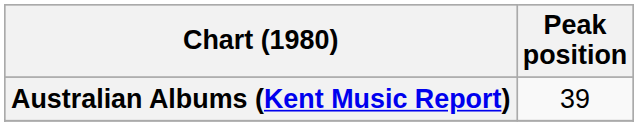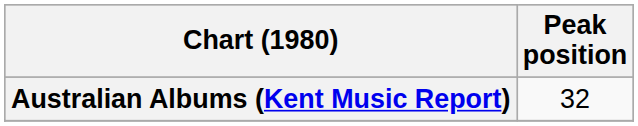(575, 98) 39 -> (575, 98) 32
